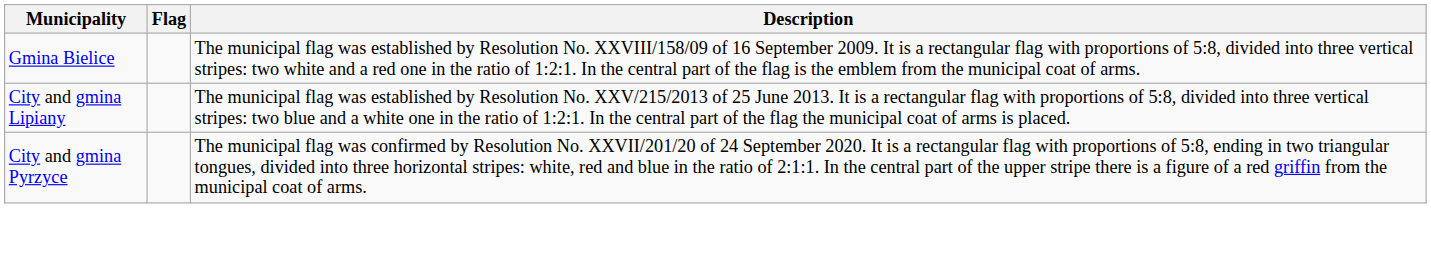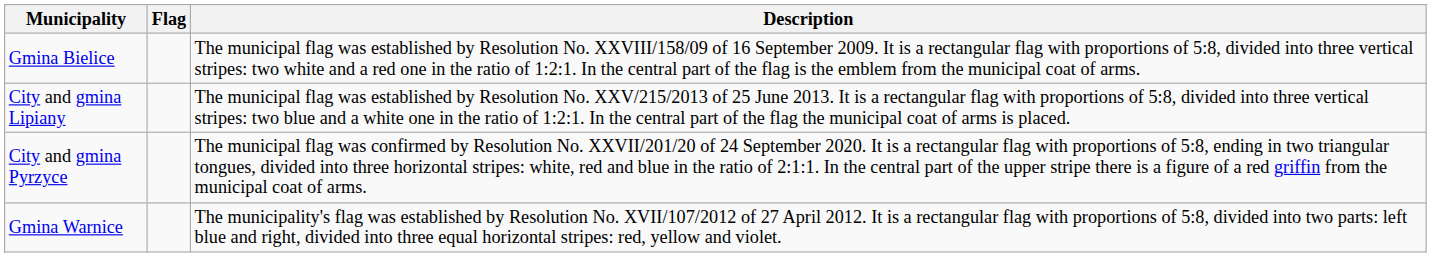+ row: (66, 227)
